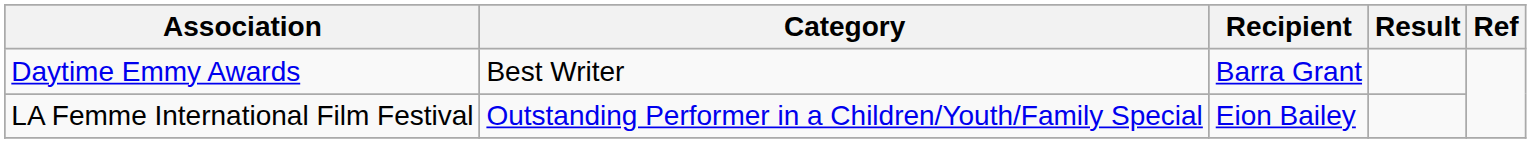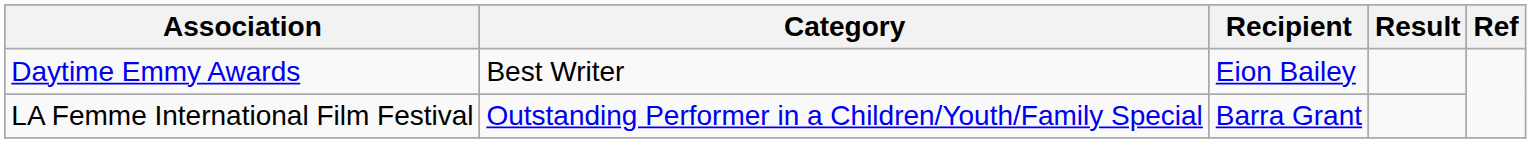(1289, 71) Barra Grant -> (1286, 71) Eion Bailey
(1286, 115) Eion Bailey -> (1289, 115) Barra Grant
